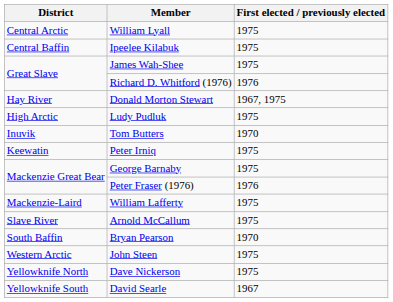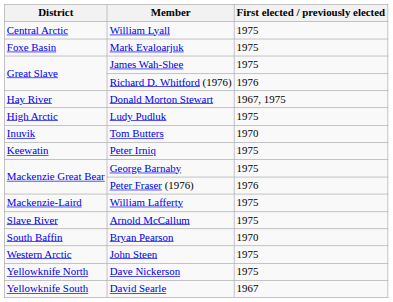- row: (144, 47)
+ row: (147, 47)
